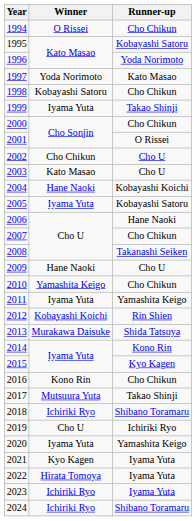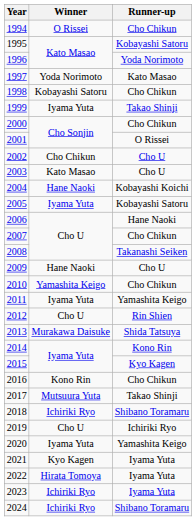(71, 316) Kobayashi Koichi -> (71, 316) Cho U
